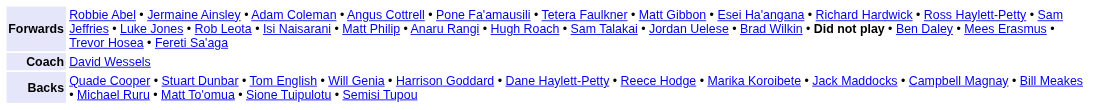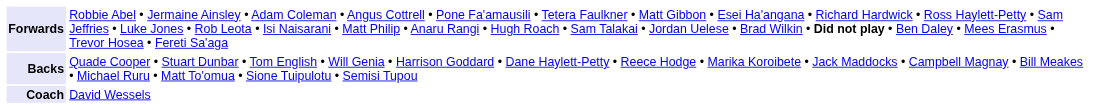rows swapped: (46, 87) <-> (45, 62)
